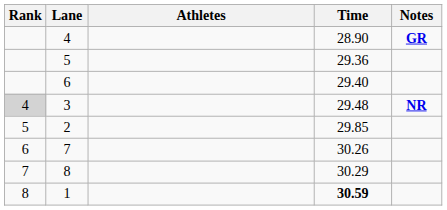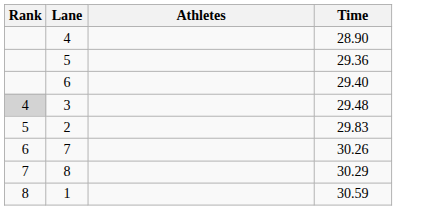- column: (416, 15)
(353, 127) 29.85 -> (353, 127) 29.83
(353, 194) bold -> (353, 194) normal
